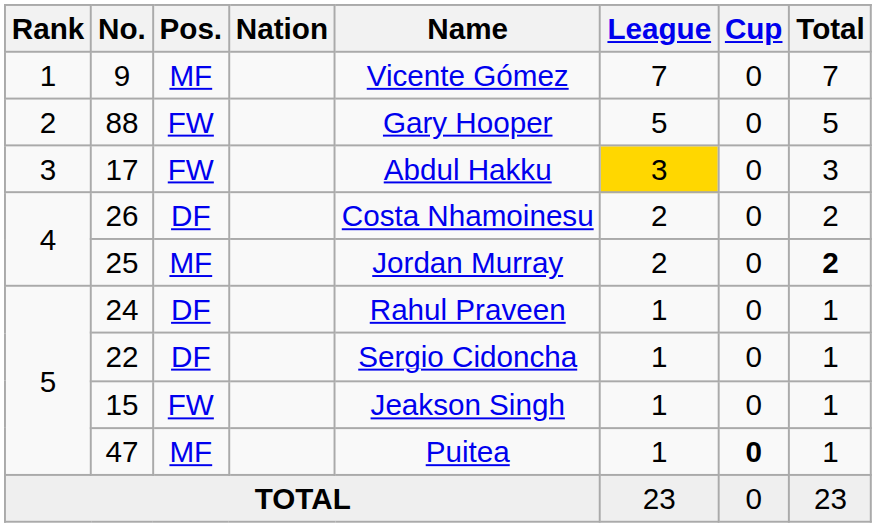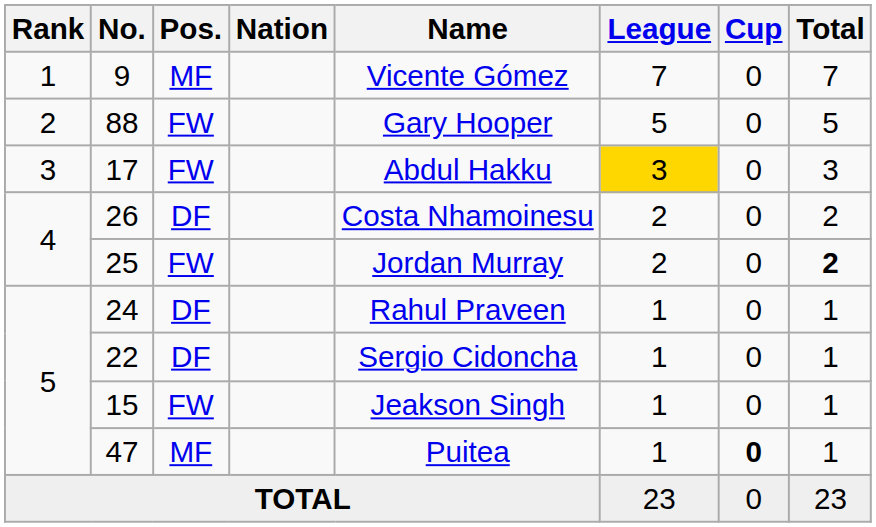(191, 263) MF -> (191, 263) FW
